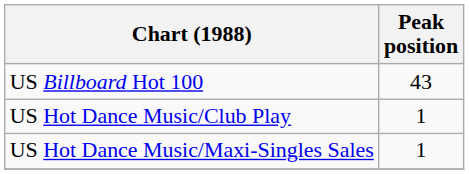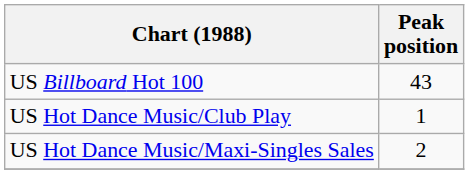(421, 150) 1 -> (421, 150) 2
